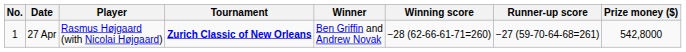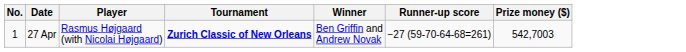- column: (439, 12)
(641, 34) 542,8000 -> (533, 34) 542,7003
